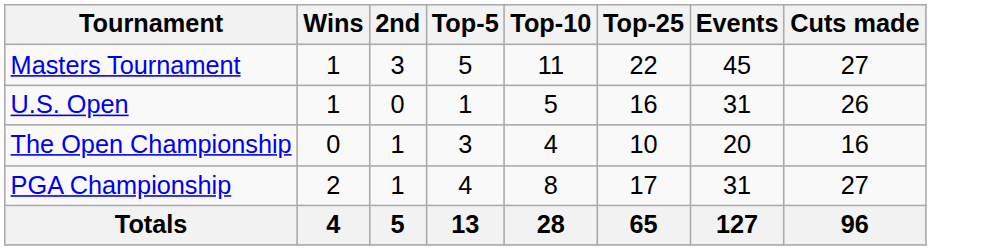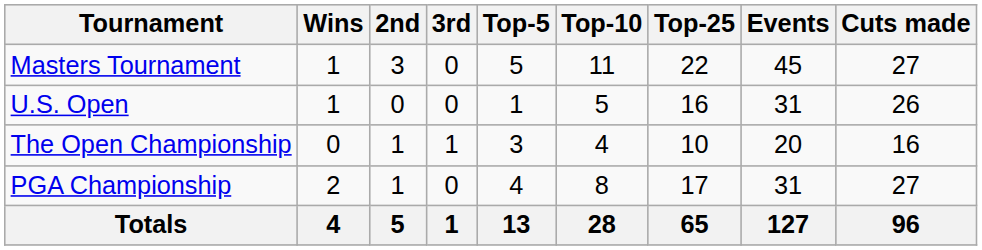+ column: (451, 24)
